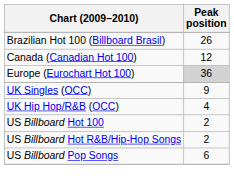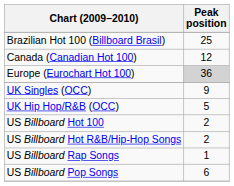(206, 40) 26 -> (206, 40) 25
(206, 106) 4 -> (206, 106) 5
+ row: (63, 156)
